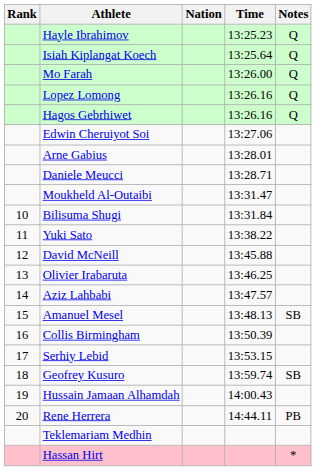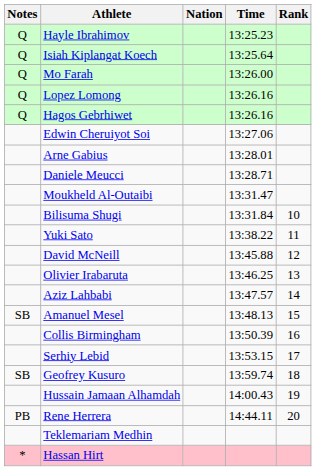columns swapped: (22, 14) <-> (293, 14)
